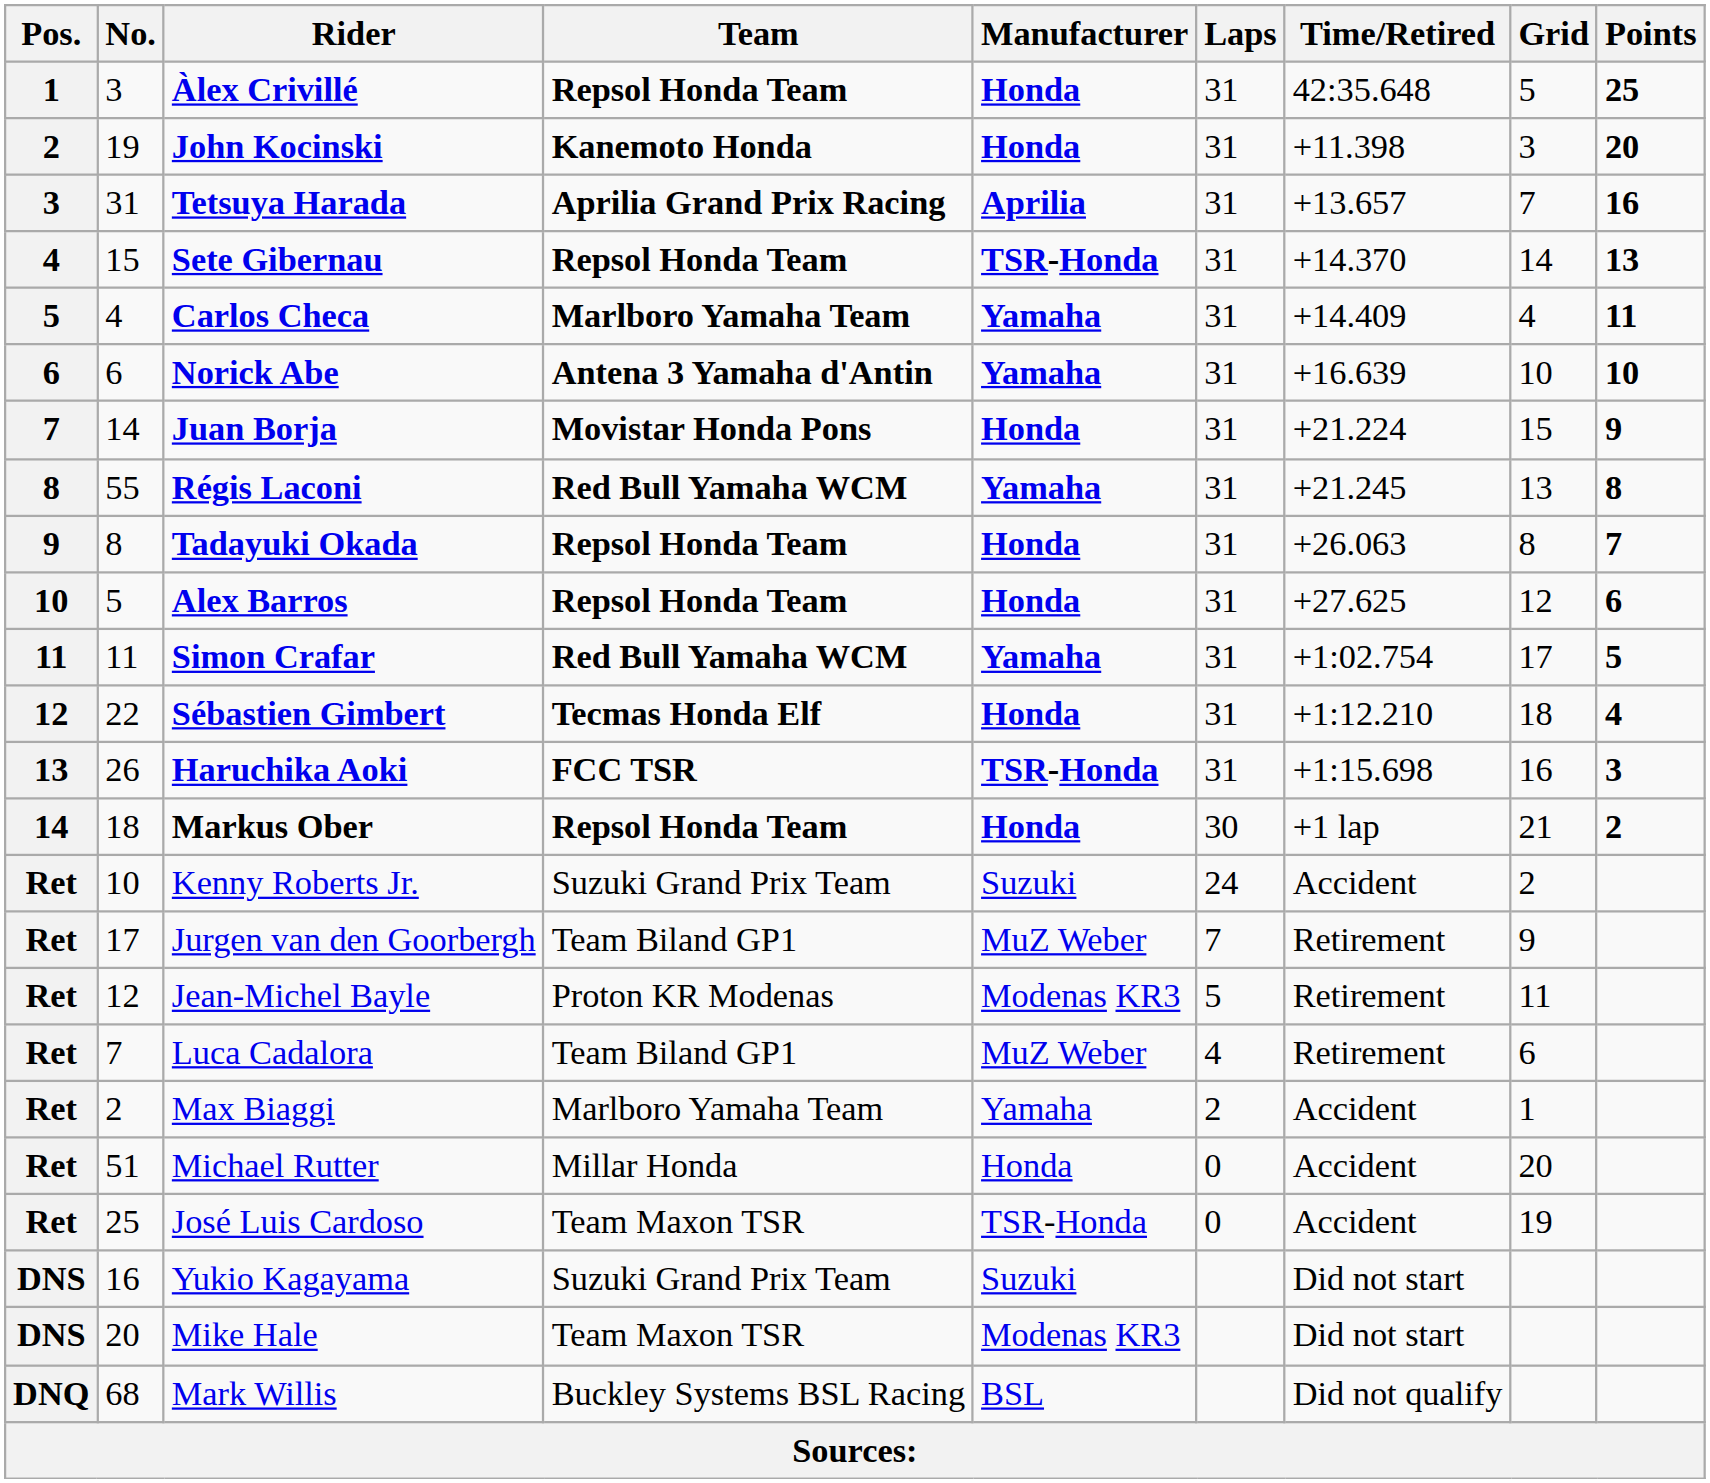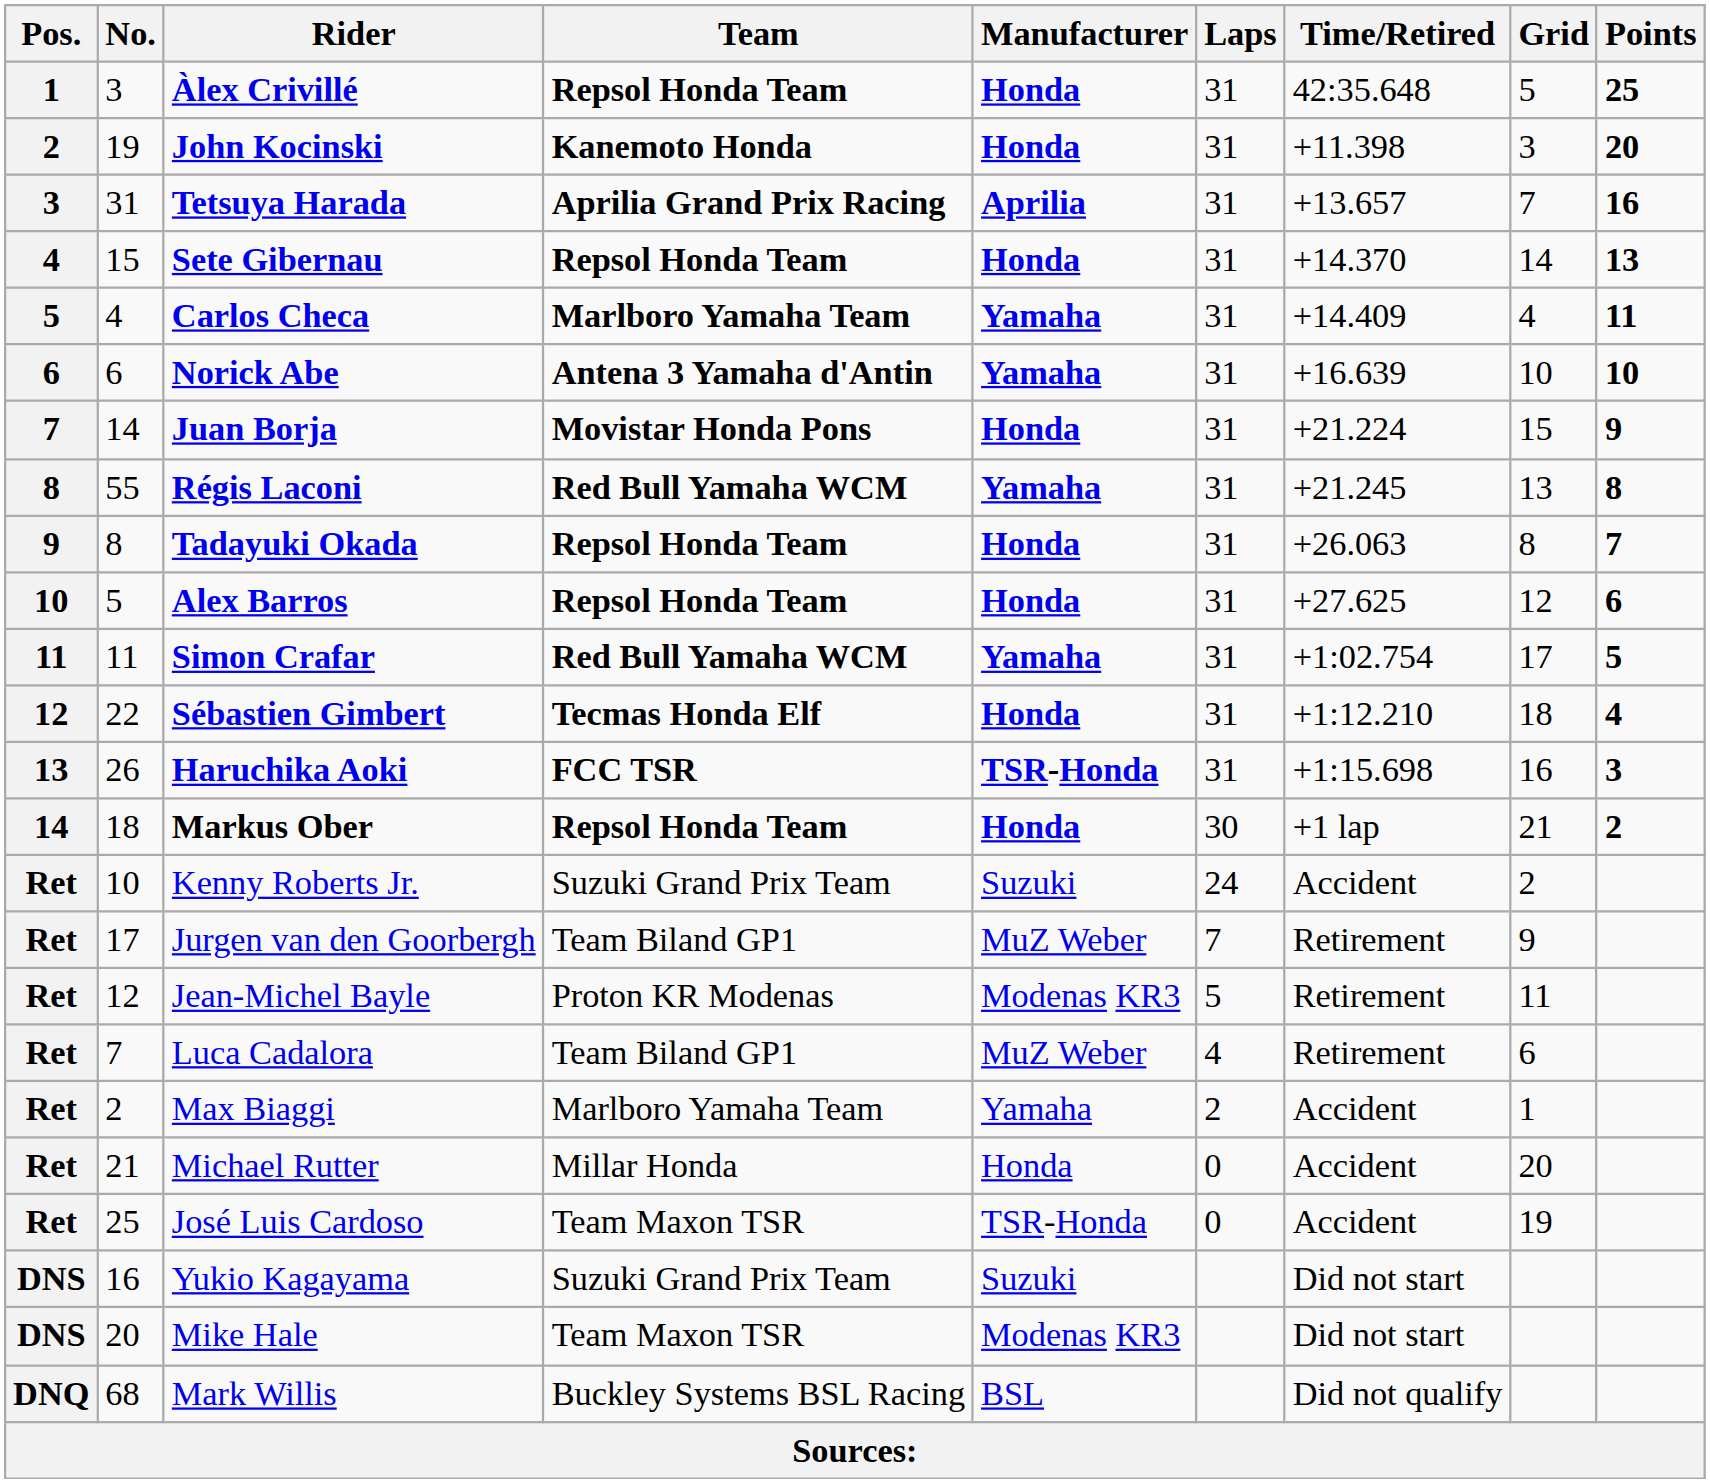(1070, 259) TSR-Honda -> (1031, 259) Honda
(123, 1165) 51 -> (123, 1165) 21
